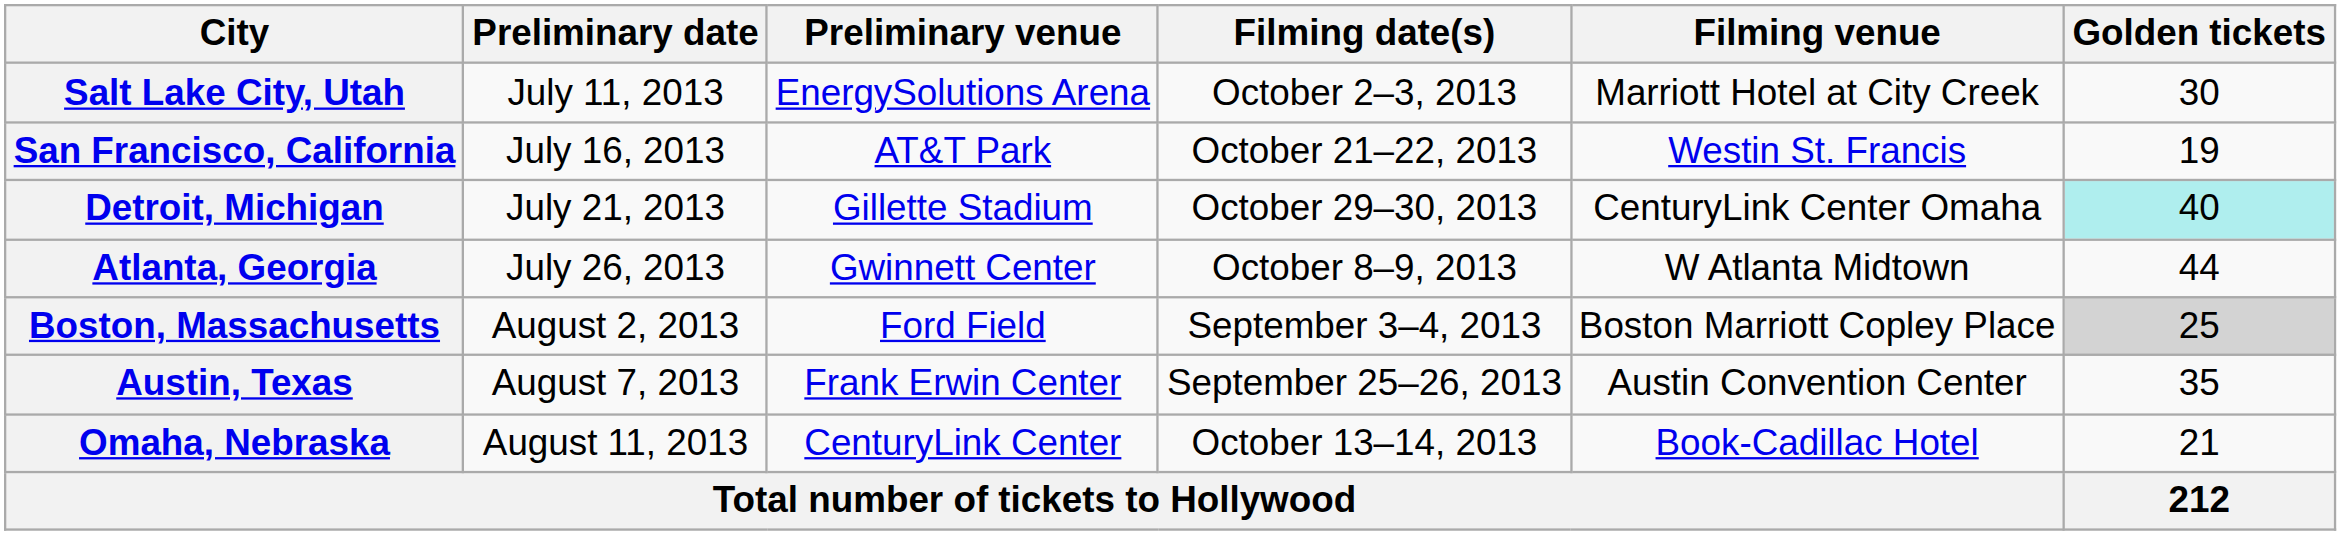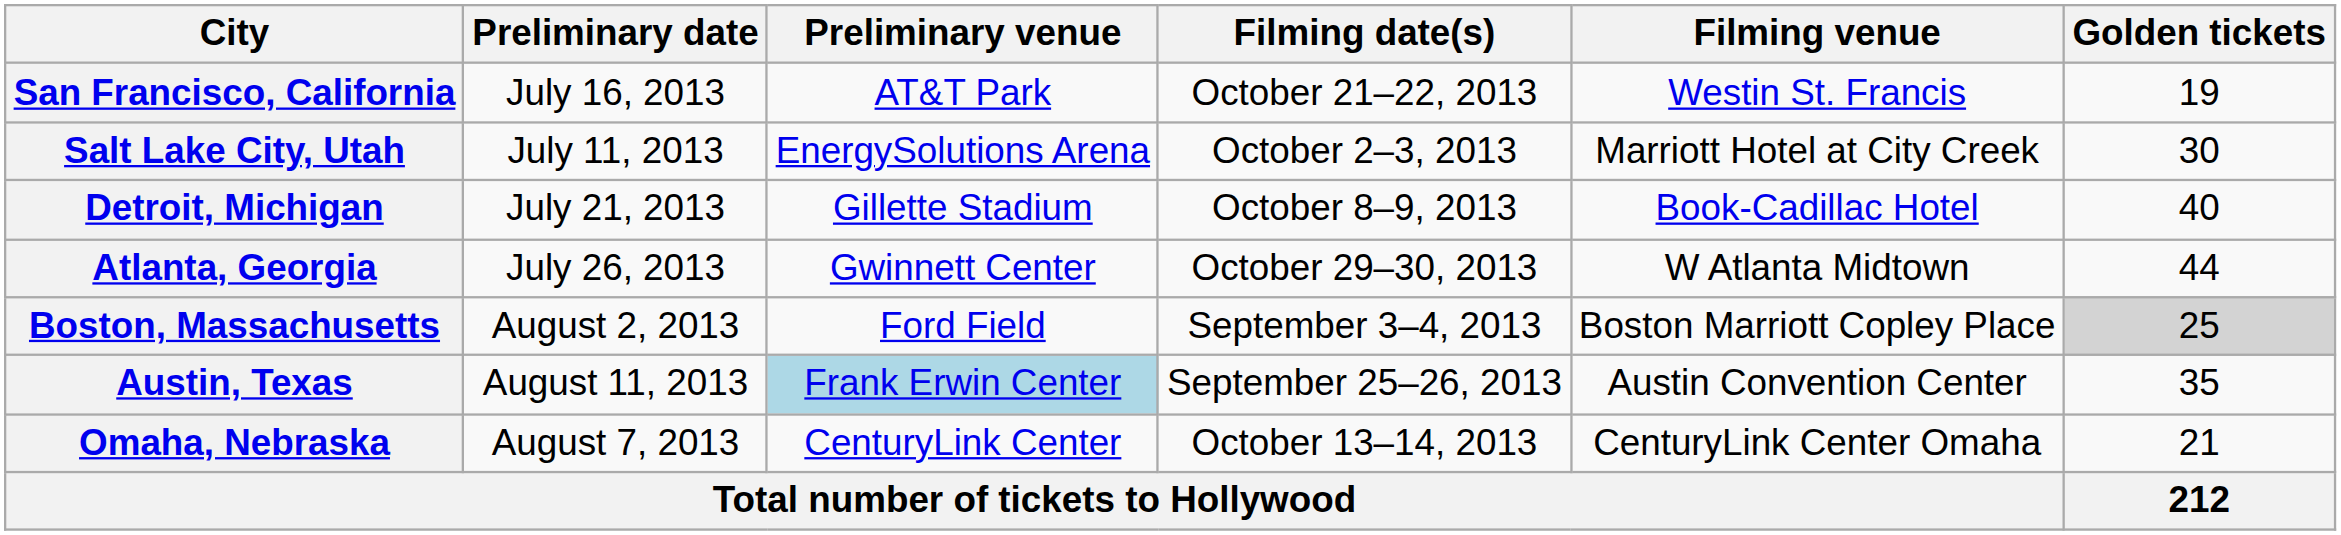rows swapped: (235, 92) <-> (235, 150)
(1364, 208) October 29–30, 2013 -> (1364, 208) October 8–9, 2013
(1817, 208) CenturyLink Center Omaha -> (1817, 208) Book-Cadillac Hotel
(2199, 208) paleturquoise background -> (2199, 208) no background
(1364, 267) October 8–9, 2013 -> (1364, 267) October 29–30, 2013
(615, 383) August 7, 2013 -> (615, 383) August 11, 2013
(963, 383) no background -> (963, 383) lightblue background
(615, 442) August 11, 2013 -> (615, 442) August 7, 2013
(1817, 442) Book-Cadillac Hotel -> (1817, 442) CenturyLink Center Omaha
